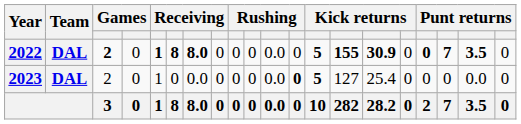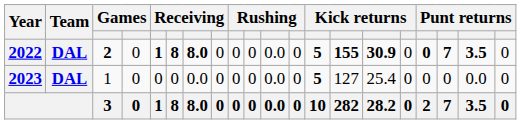(107, 78) 2 -> (107, 78) 1
(158, 78) 1 -> (158, 78) 0
(297, 78) bold -> (297, 78) normal
